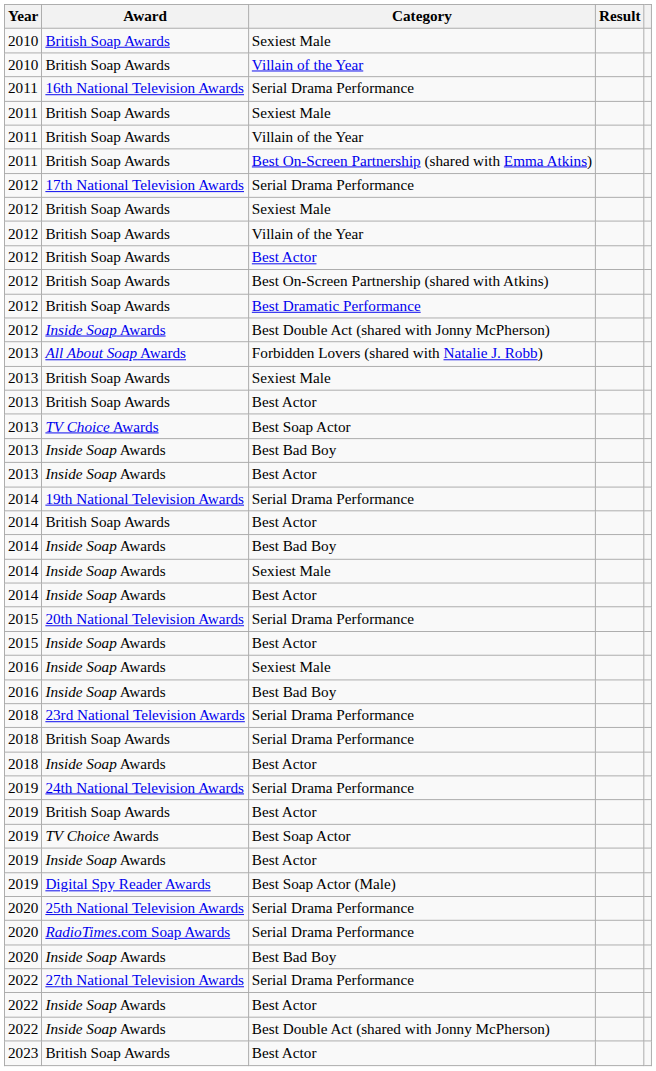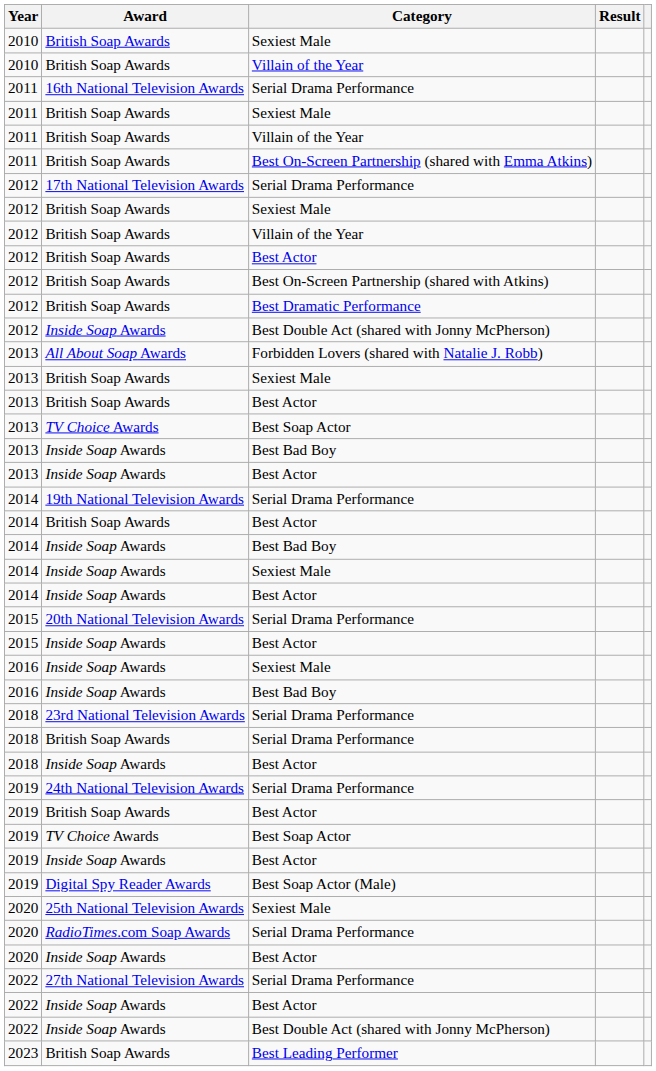(333, 908) Serial Drama Performance -> (291, 908) Sexiest Male
(294, 956) Best Bad Boy -> (284, 956) Best Actor
(284, 1053) Best Actor -> (325, 1053) Best Leading Performer
